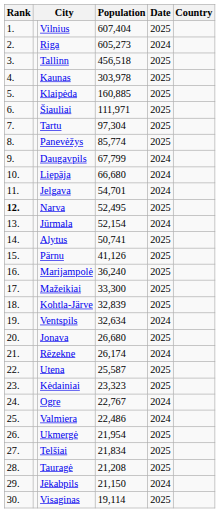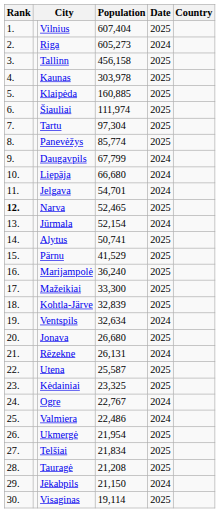(114, 61) 456,518 -> (114, 61) 456,158
(114, 110) 111,971 -> (114, 110) 111,974
(112, 207) 52,495 -> (112, 207) 52,465
(112, 256) 41,126 -> (112, 256) 41,529
(112, 353) 26,174 -> (112, 353) 26,131
(112, 386) 23,323 -> (112, 386) 23,325
